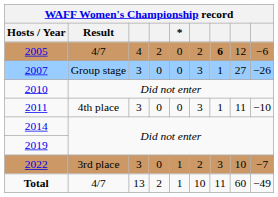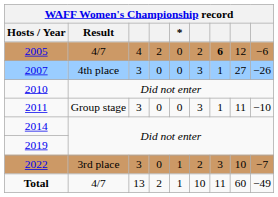(98, 70) Group stage -> (98, 70) 4th place
(98, 108) 4th place -> (98, 108) Group stage
